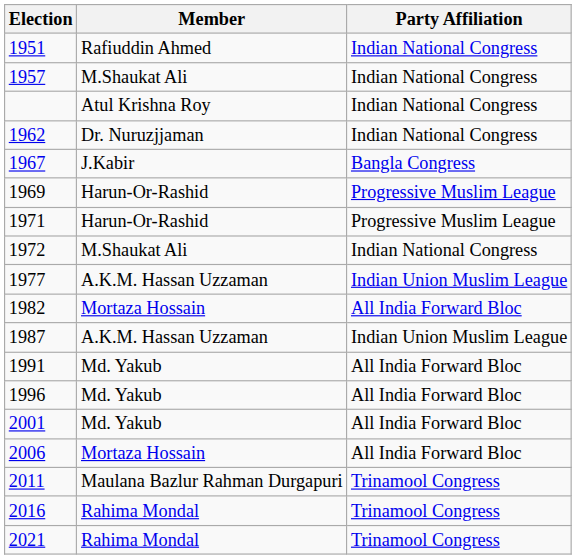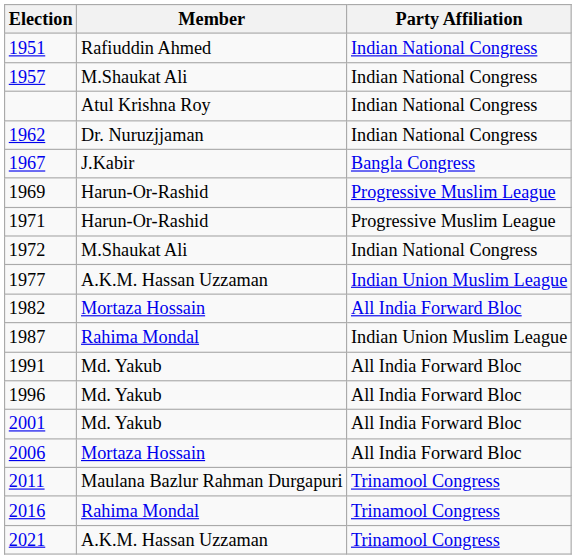(174, 337) A.K.M. Hassan Uzzaman -> (140, 337) Rahima Mondal
(140, 539) Rahima Mondal -> (174, 539) A.K.M. Hassan Uzzaman
